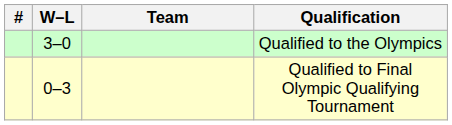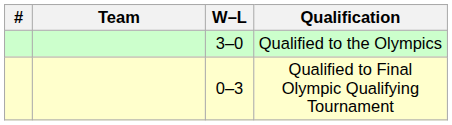columns swapped: (168, 17) <-> (57, 17)
